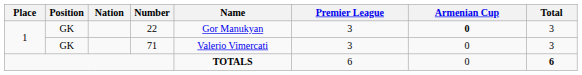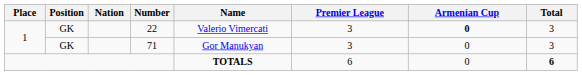(233, 29) Gor Manukyan -> (233, 29) Valerio Vimercati
(233, 46) Valerio Vimercati -> (233, 46) Gor Manukyan
